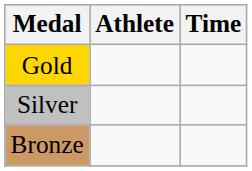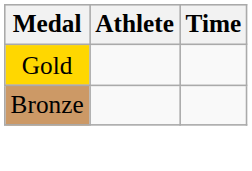- row: (47, 104)
